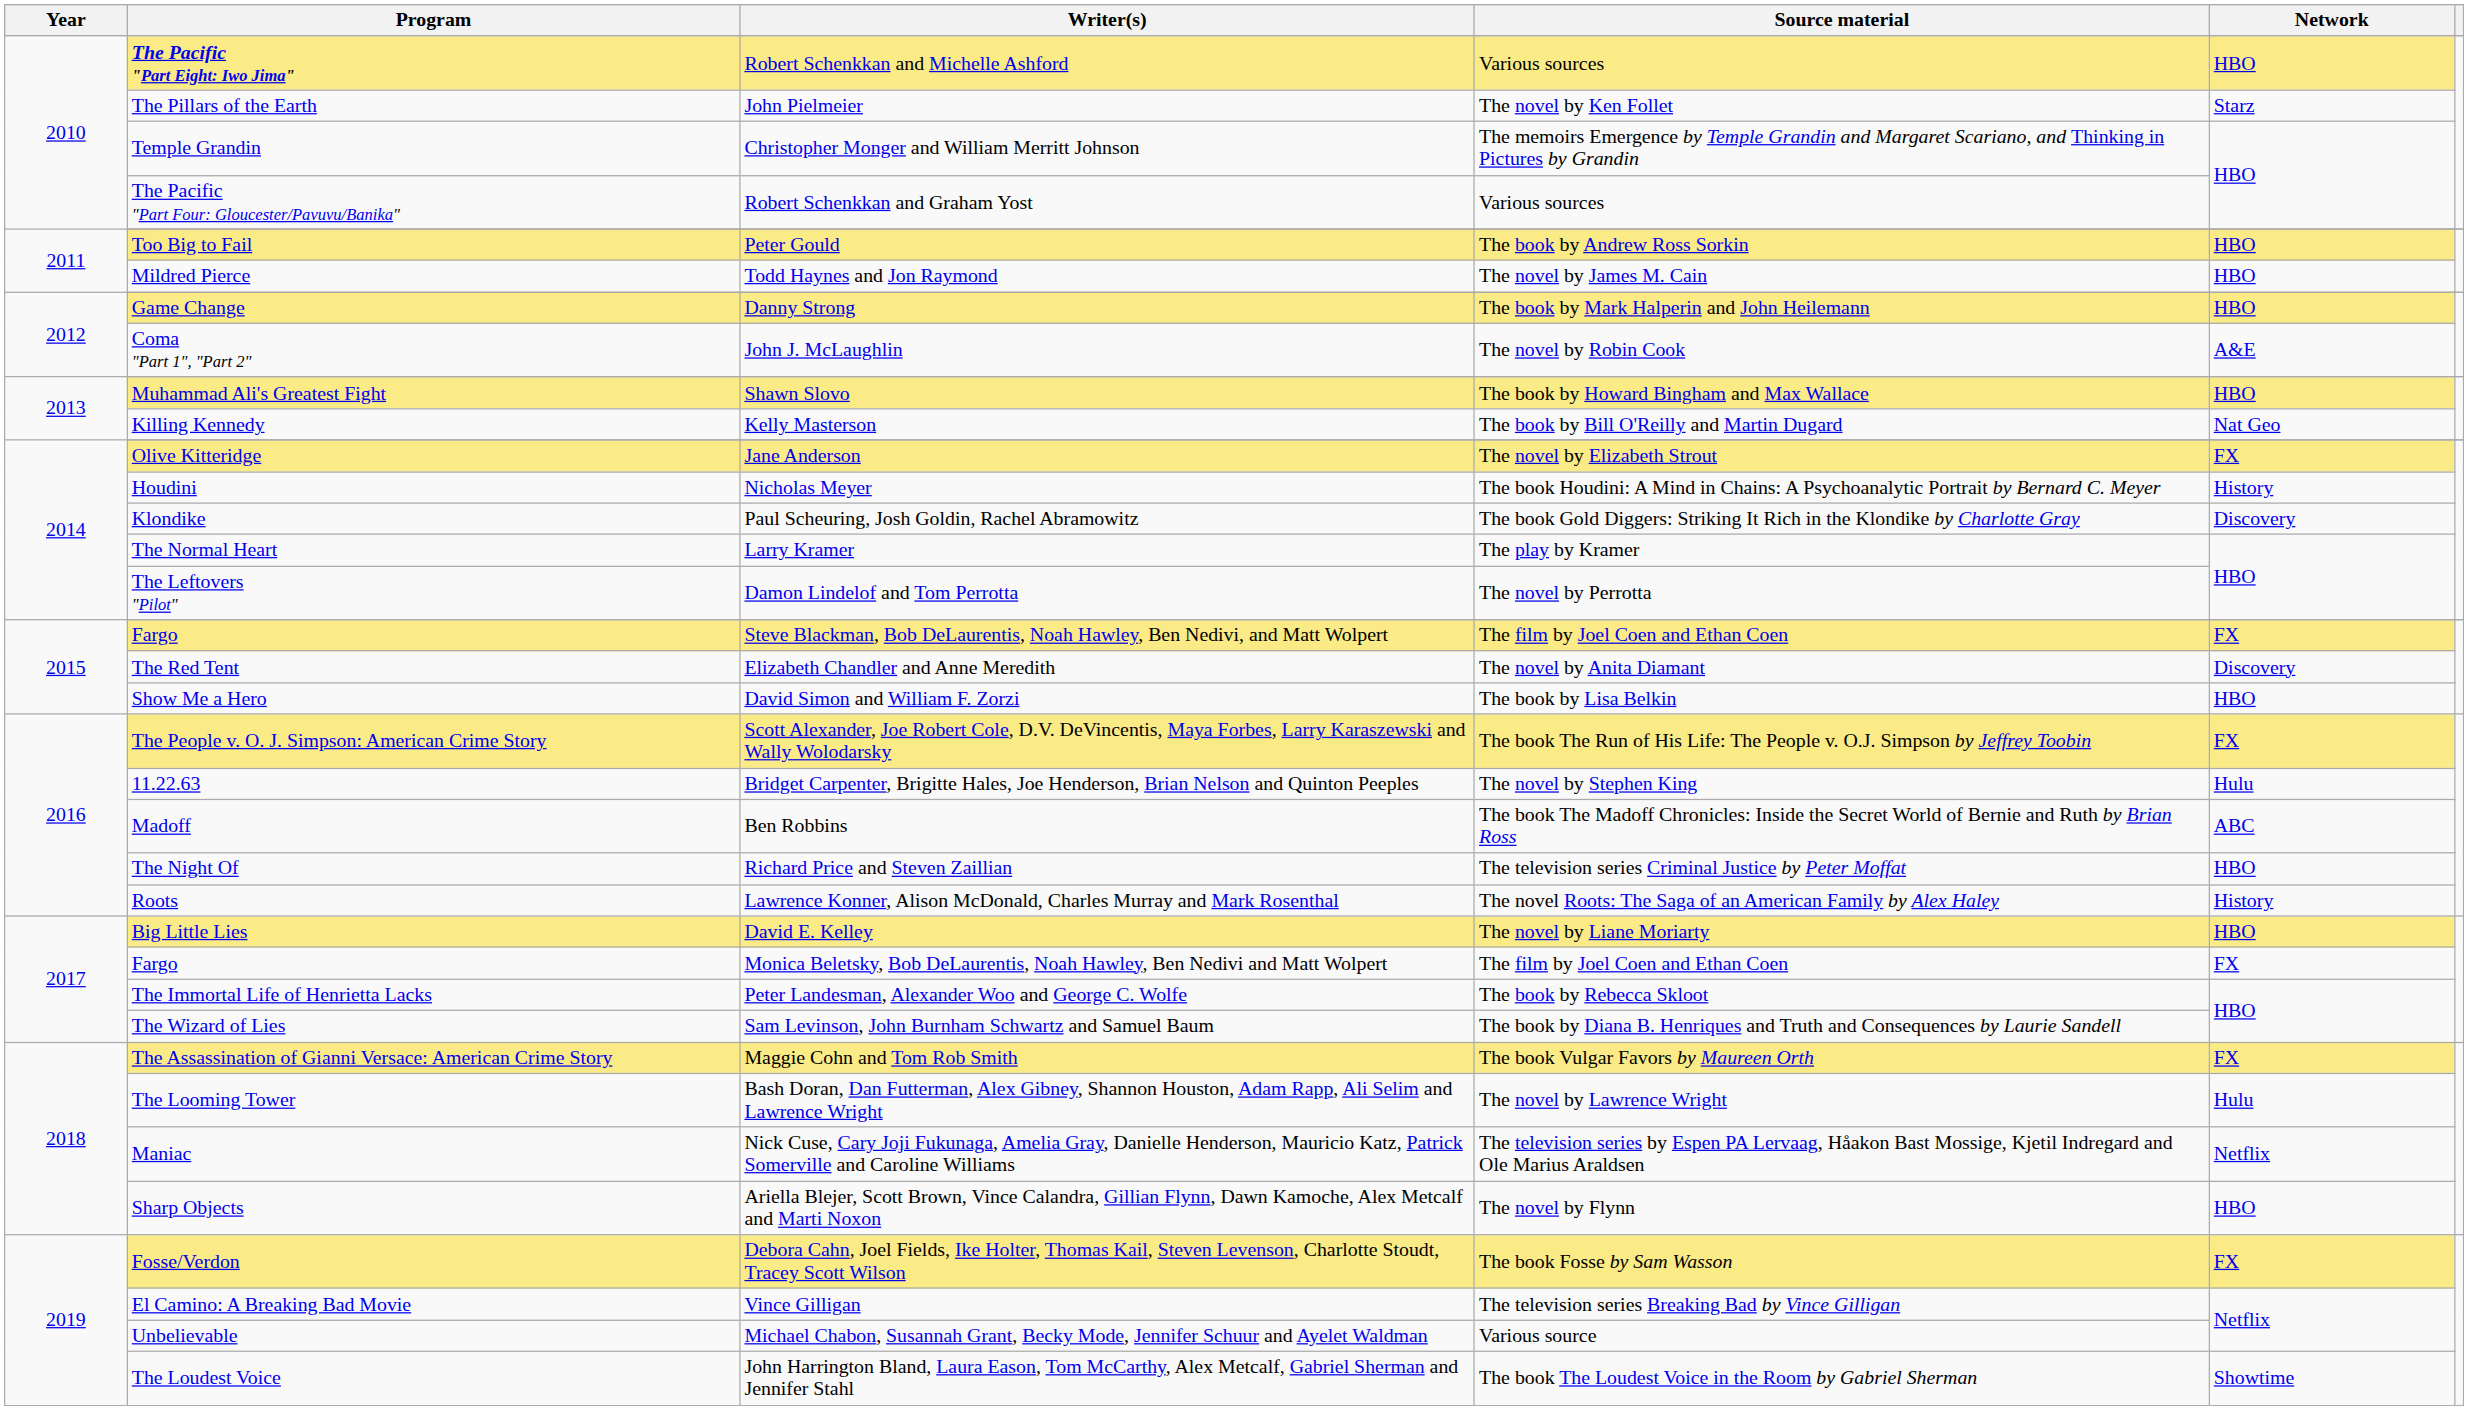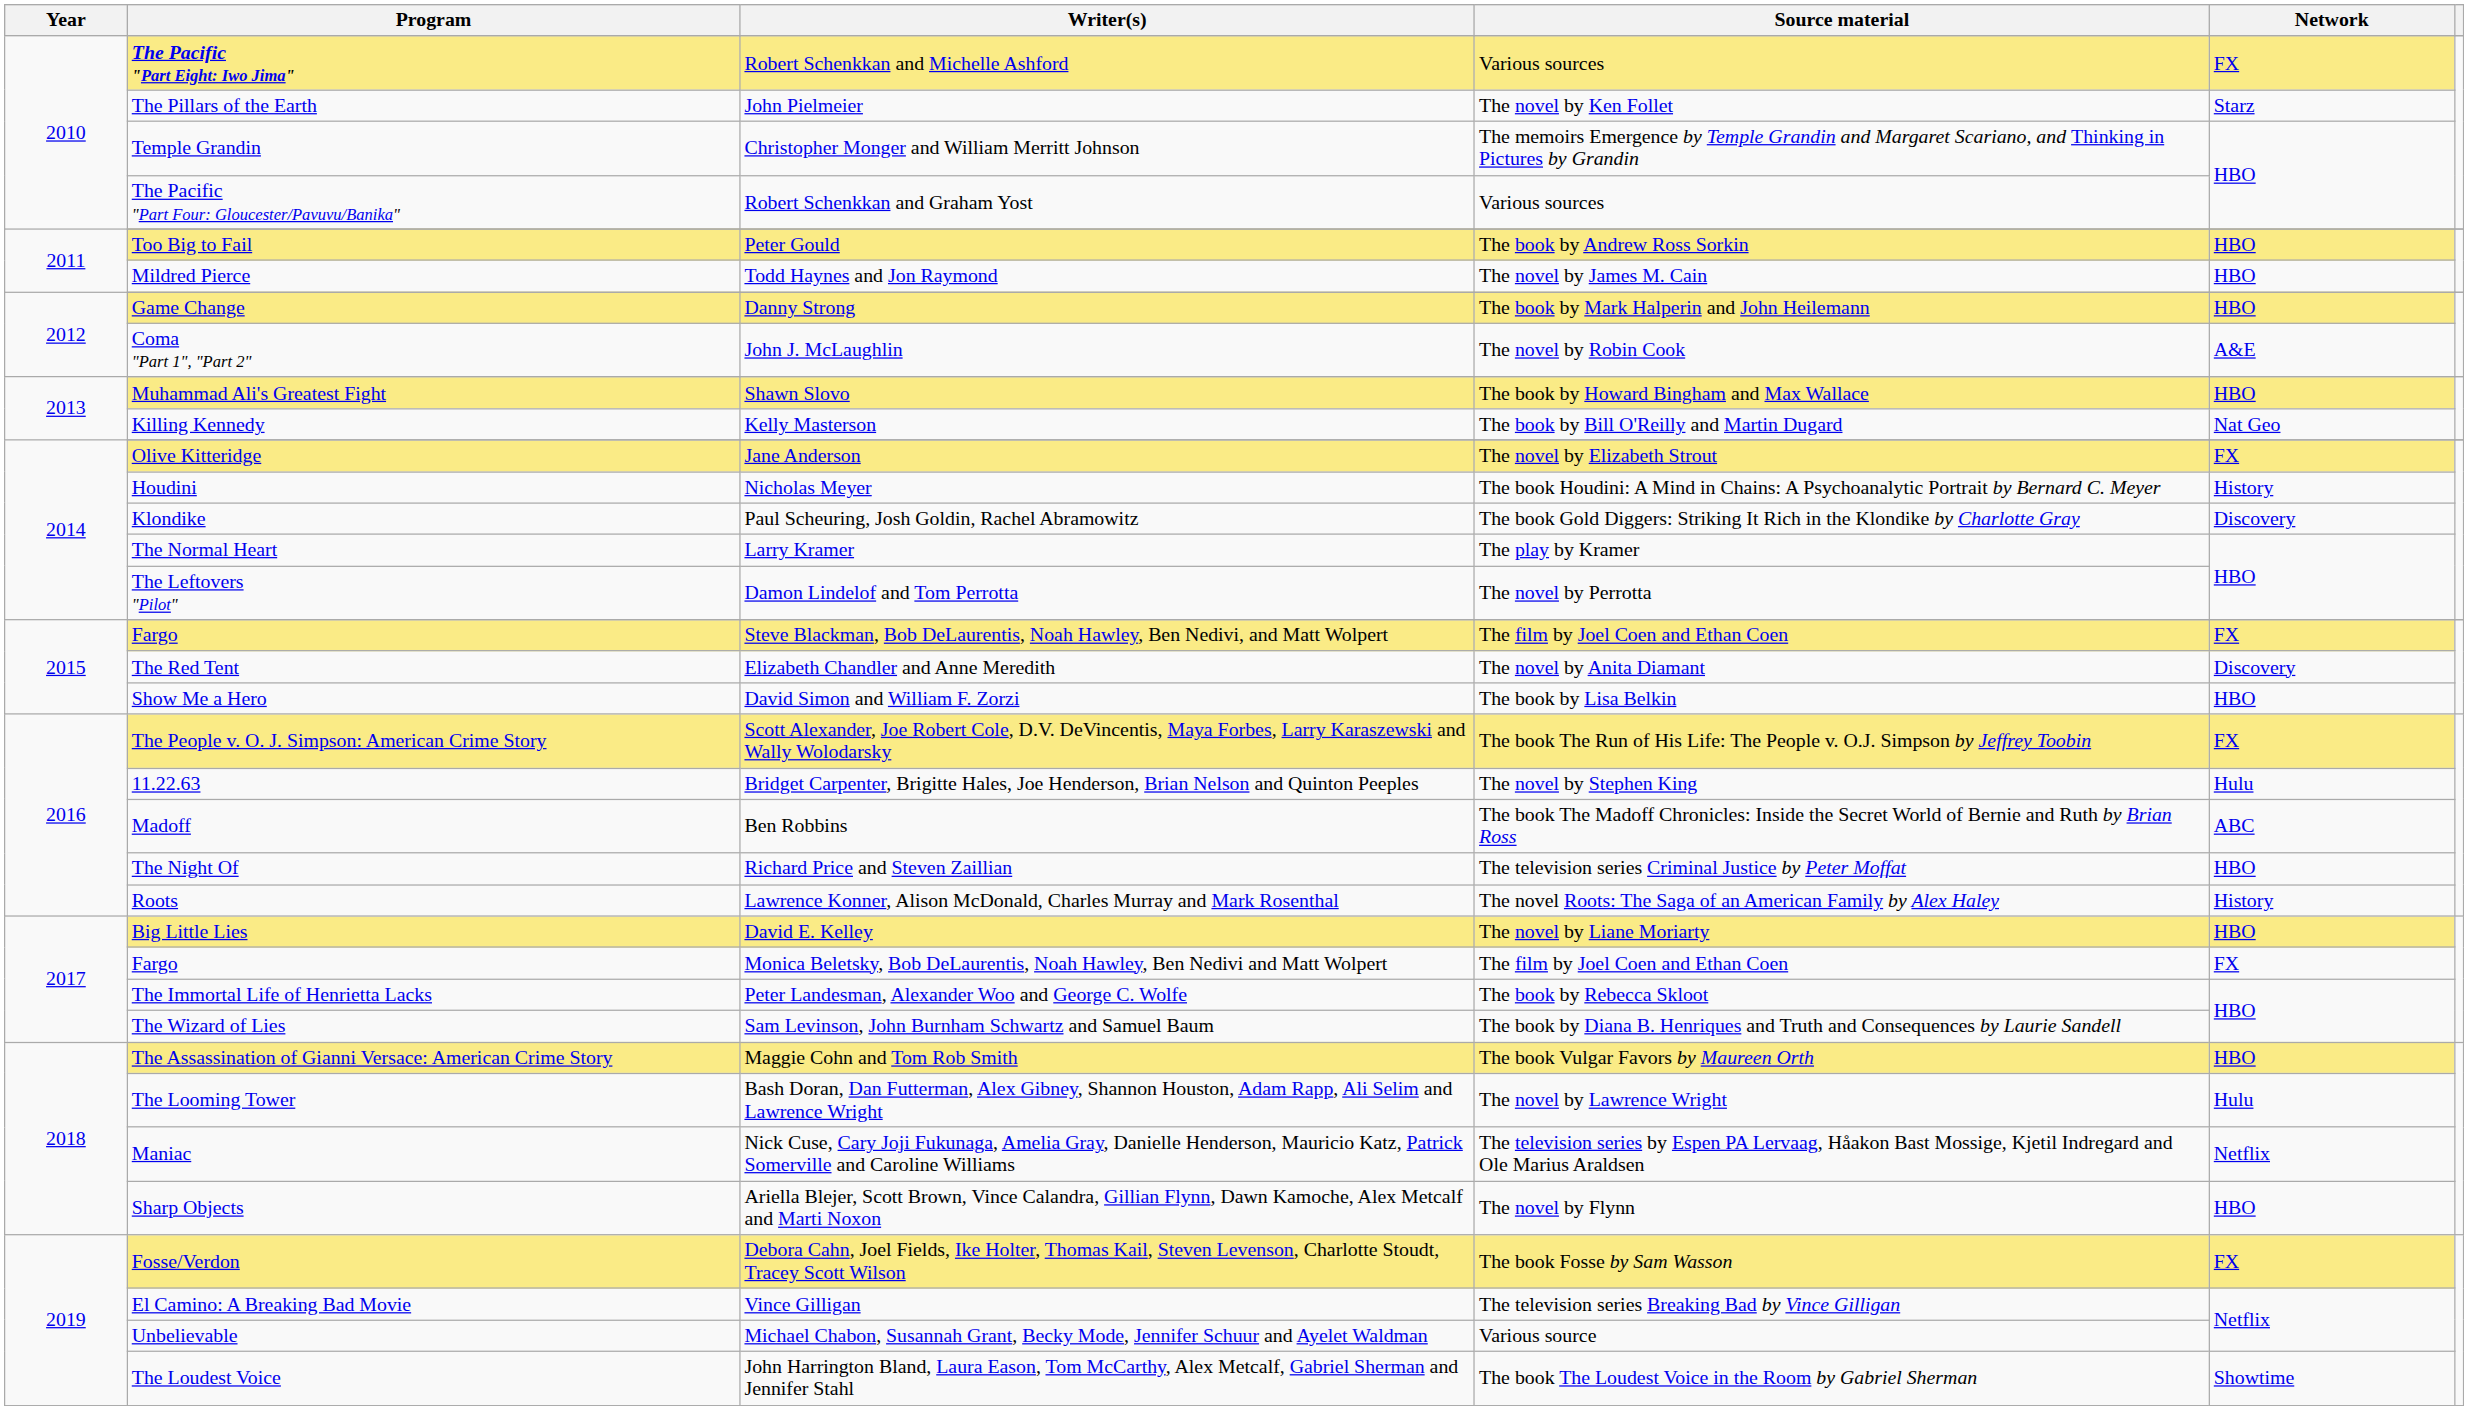(2235, 62) HBO -> (2226, 62) FX
(2226, 1057) FX -> (2235, 1057) HBO
